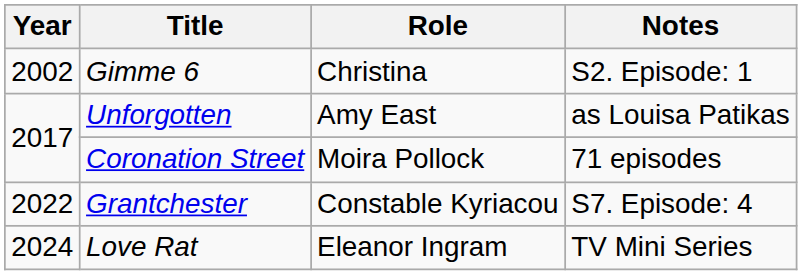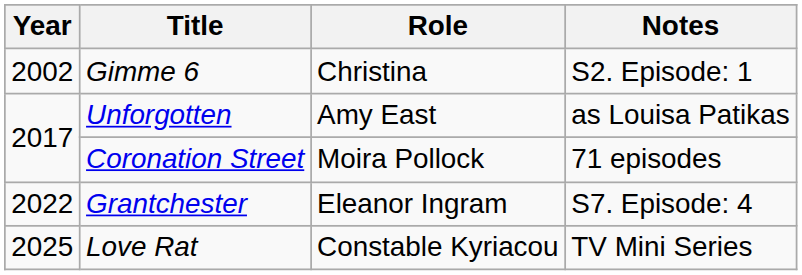(438, 203) Constable Kyriacou -> (412, 203) Eleanor Ingram
(42, 247) 2024 -> (42, 247) 2025
(412, 247) Eleanor Ingram -> (438, 247) Constable Kyriacou
